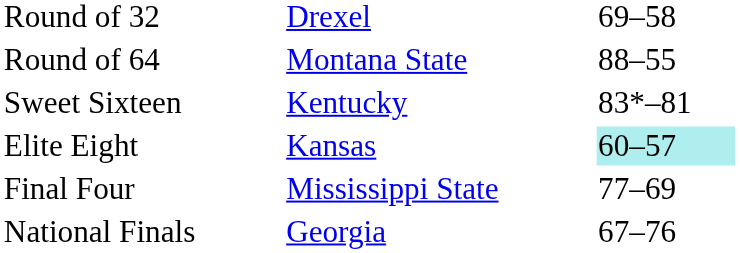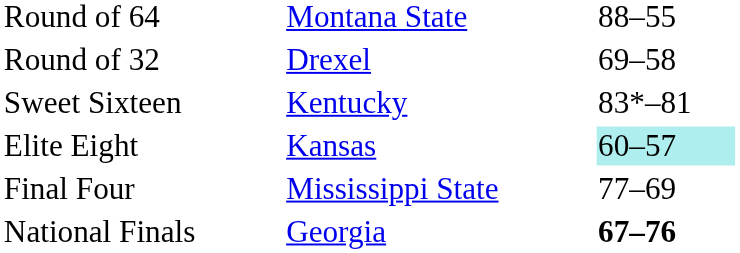rows swapped: (82, 59) <-> (82, 16)
(637, 231) normal -> (637, 231) bold
